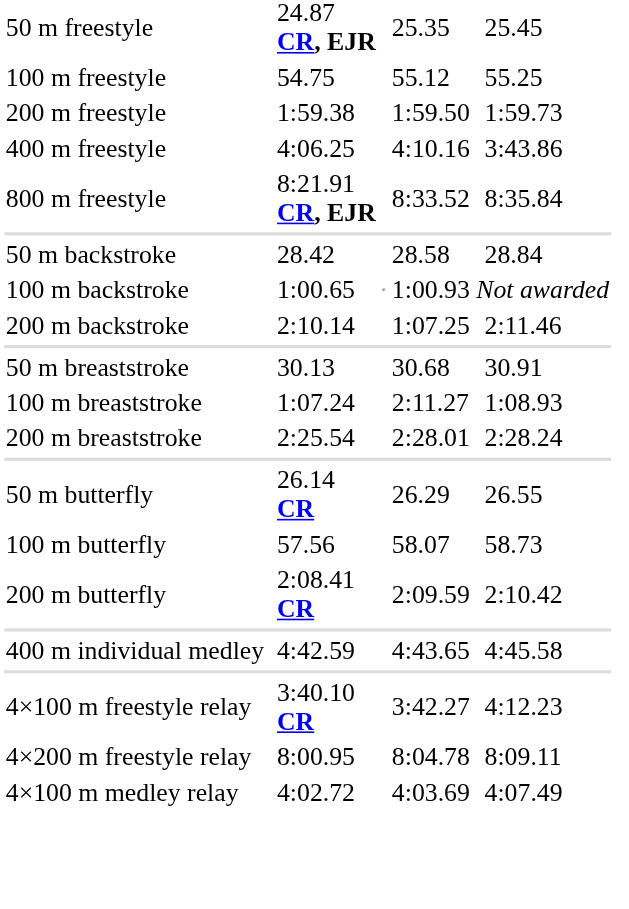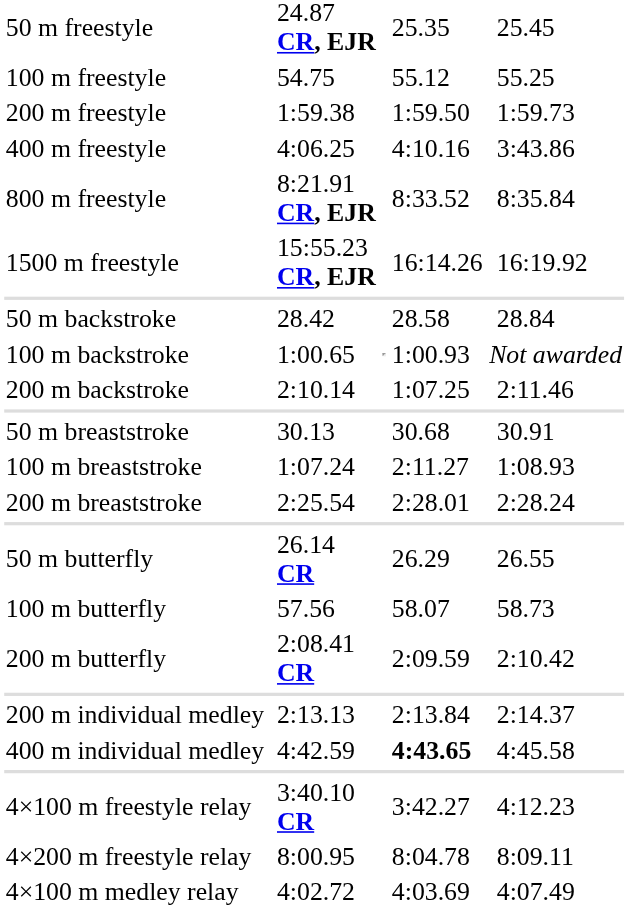+ row: (92, 262)
+ row: (135, 714)
(431, 650) normal -> (432, 750) bold
